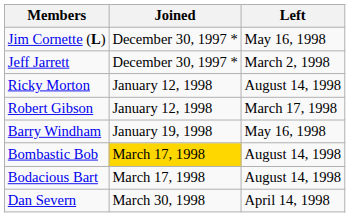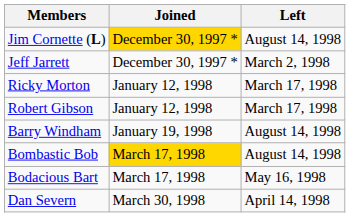(175, 39) no background -> (175, 39) gold background
(285, 39) May 16, 1998 -> (293, 39) August 14, 1998
(293, 85) August 14, 1998 -> (291, 85) March 17, 1998
(285, 131) May 16, 1998 -> (293, 131) August 14, 1998
(293, 177) August 14, 1998 -> (285, 177) May 16, 1998
